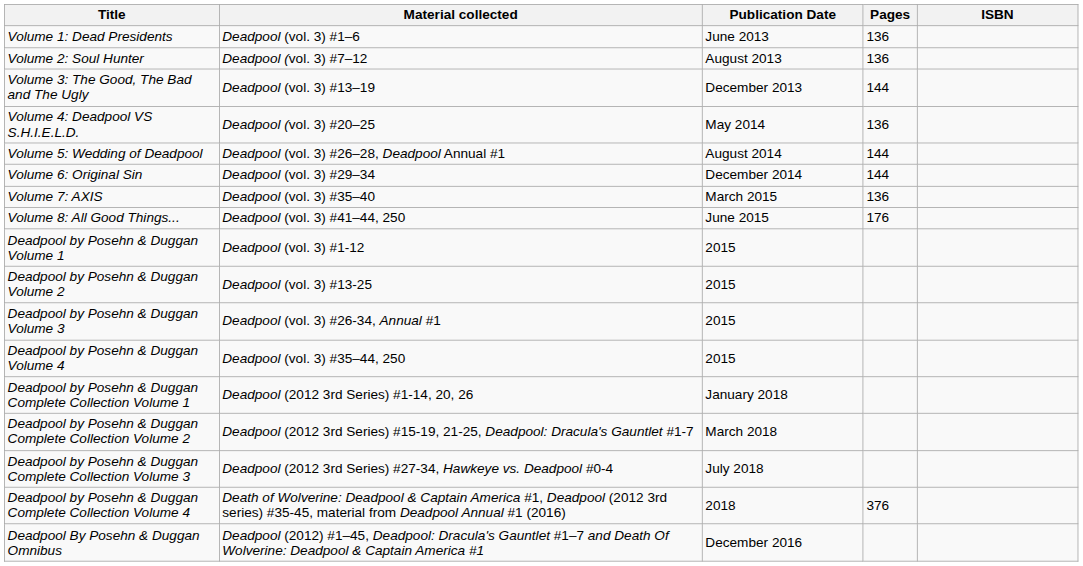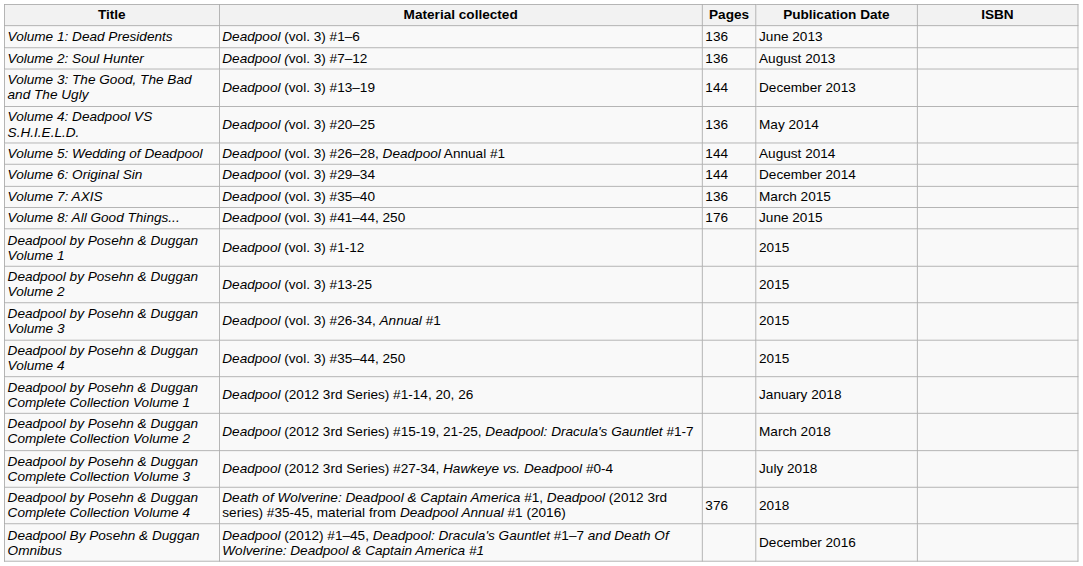columns swapped: (890, 15) <-> (783, 15)
